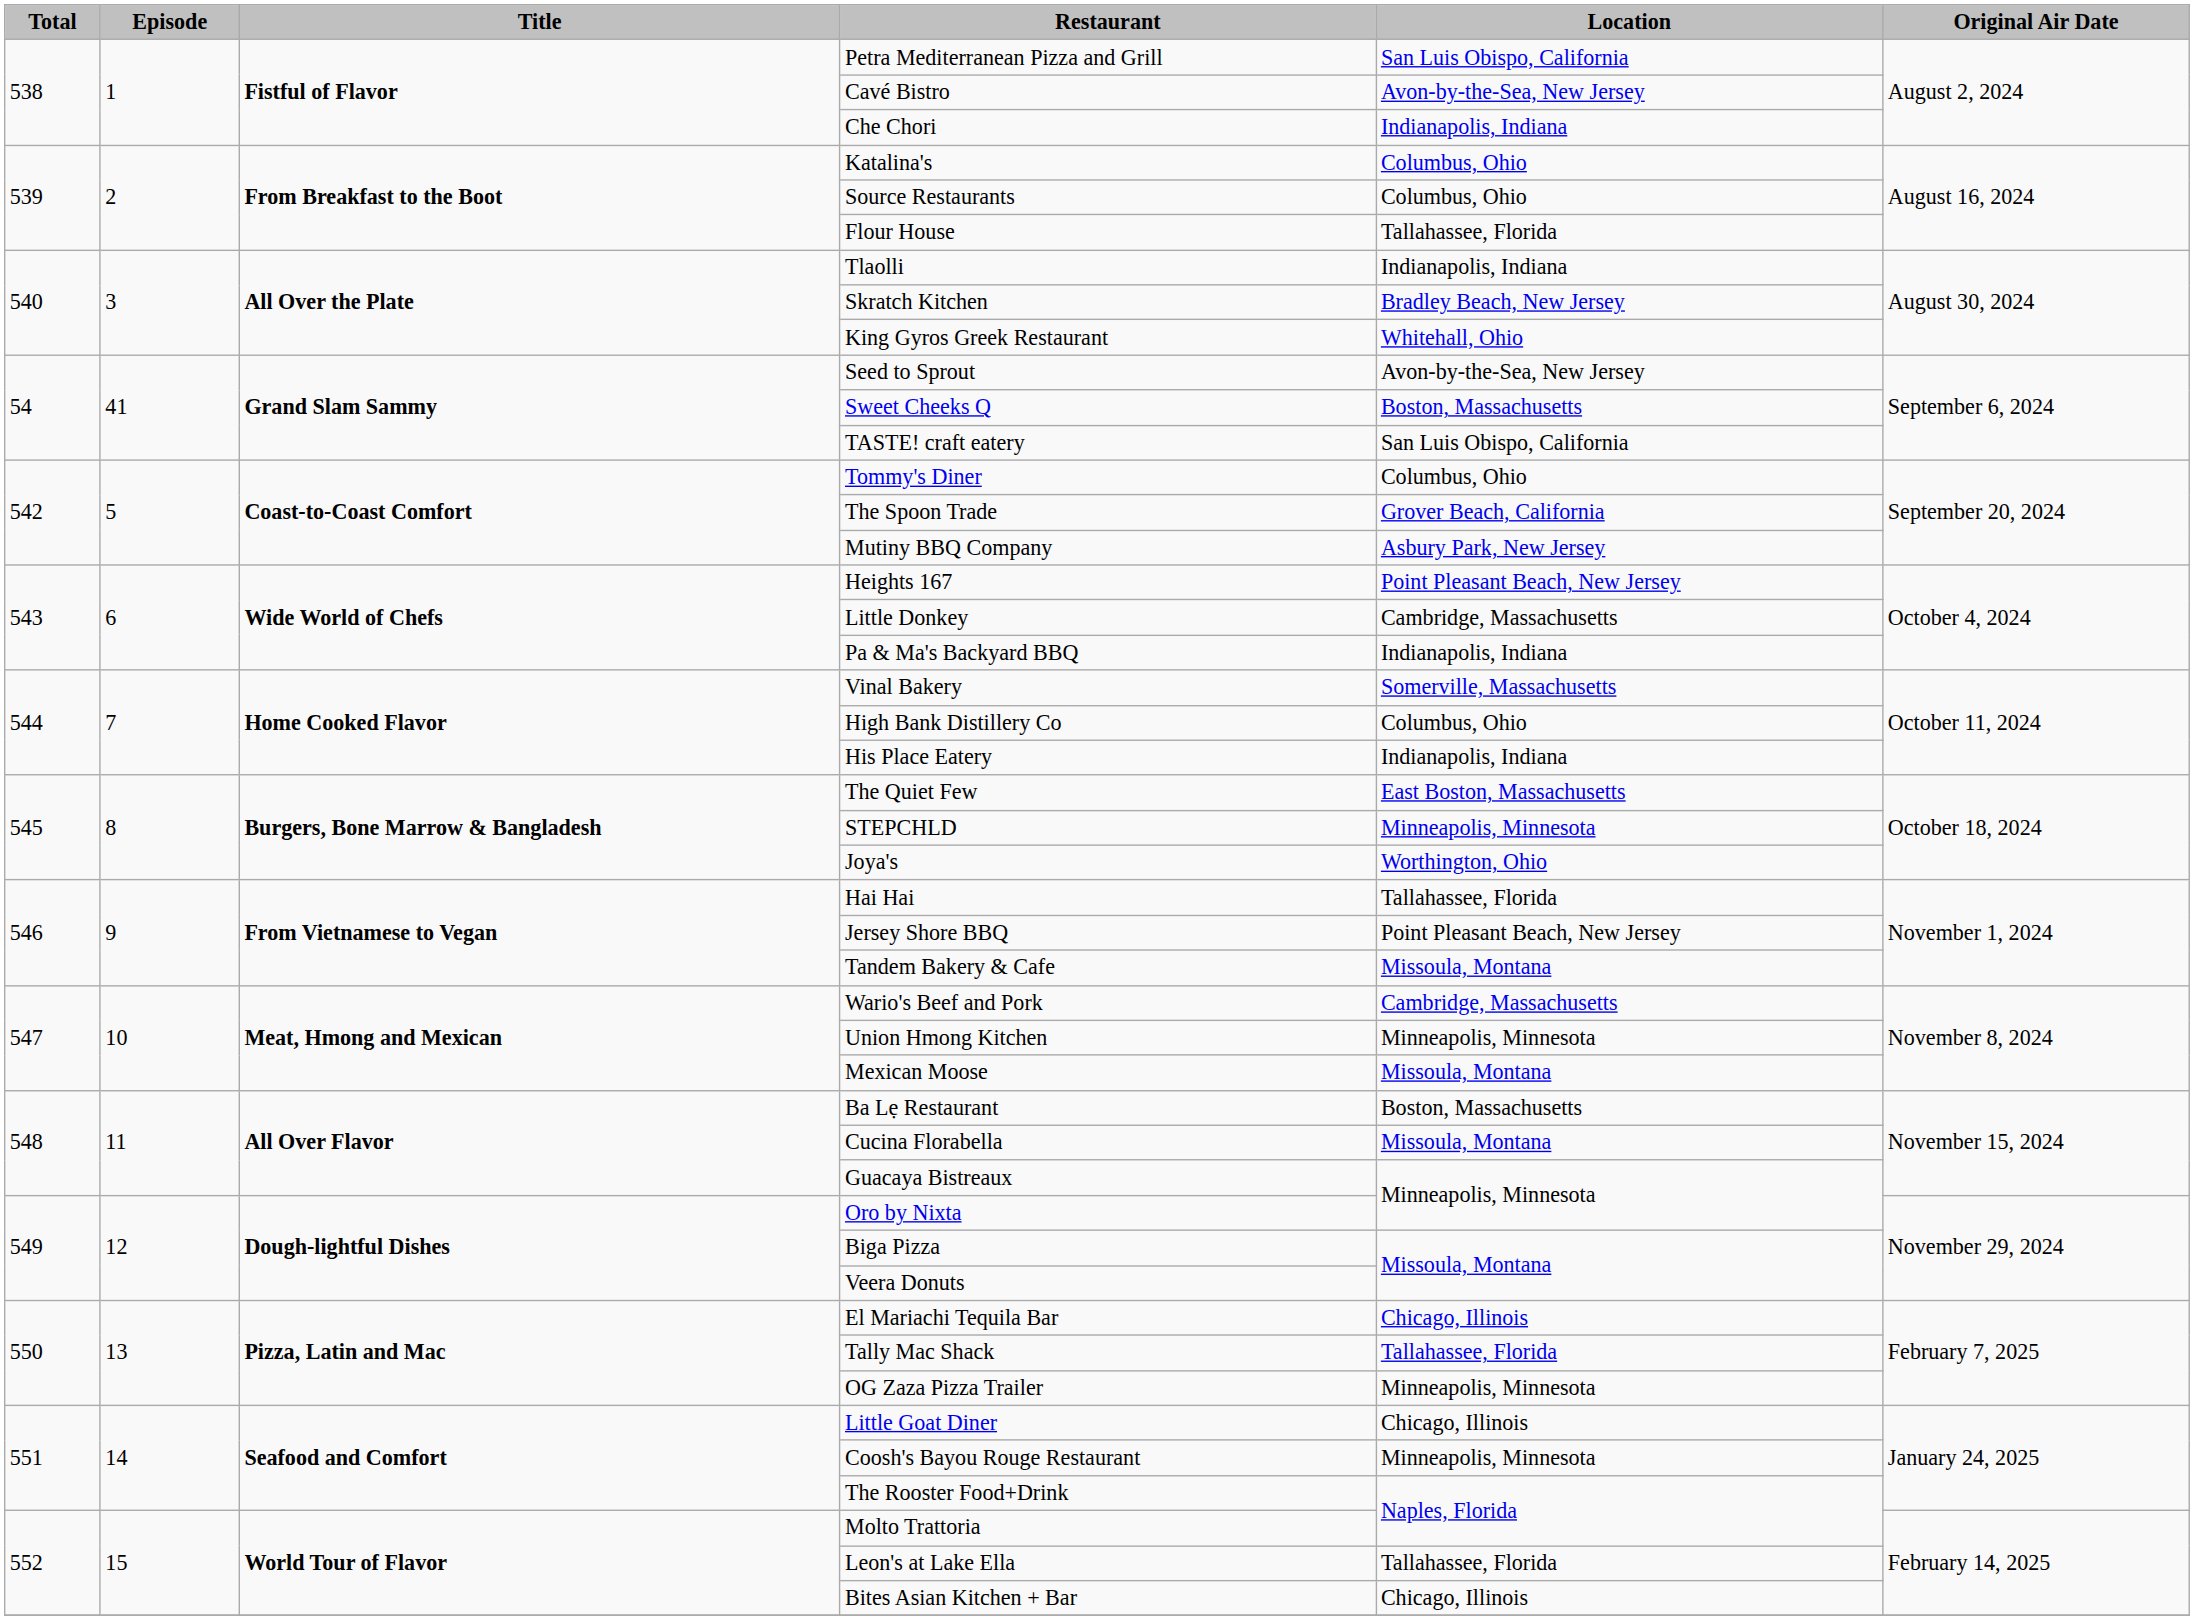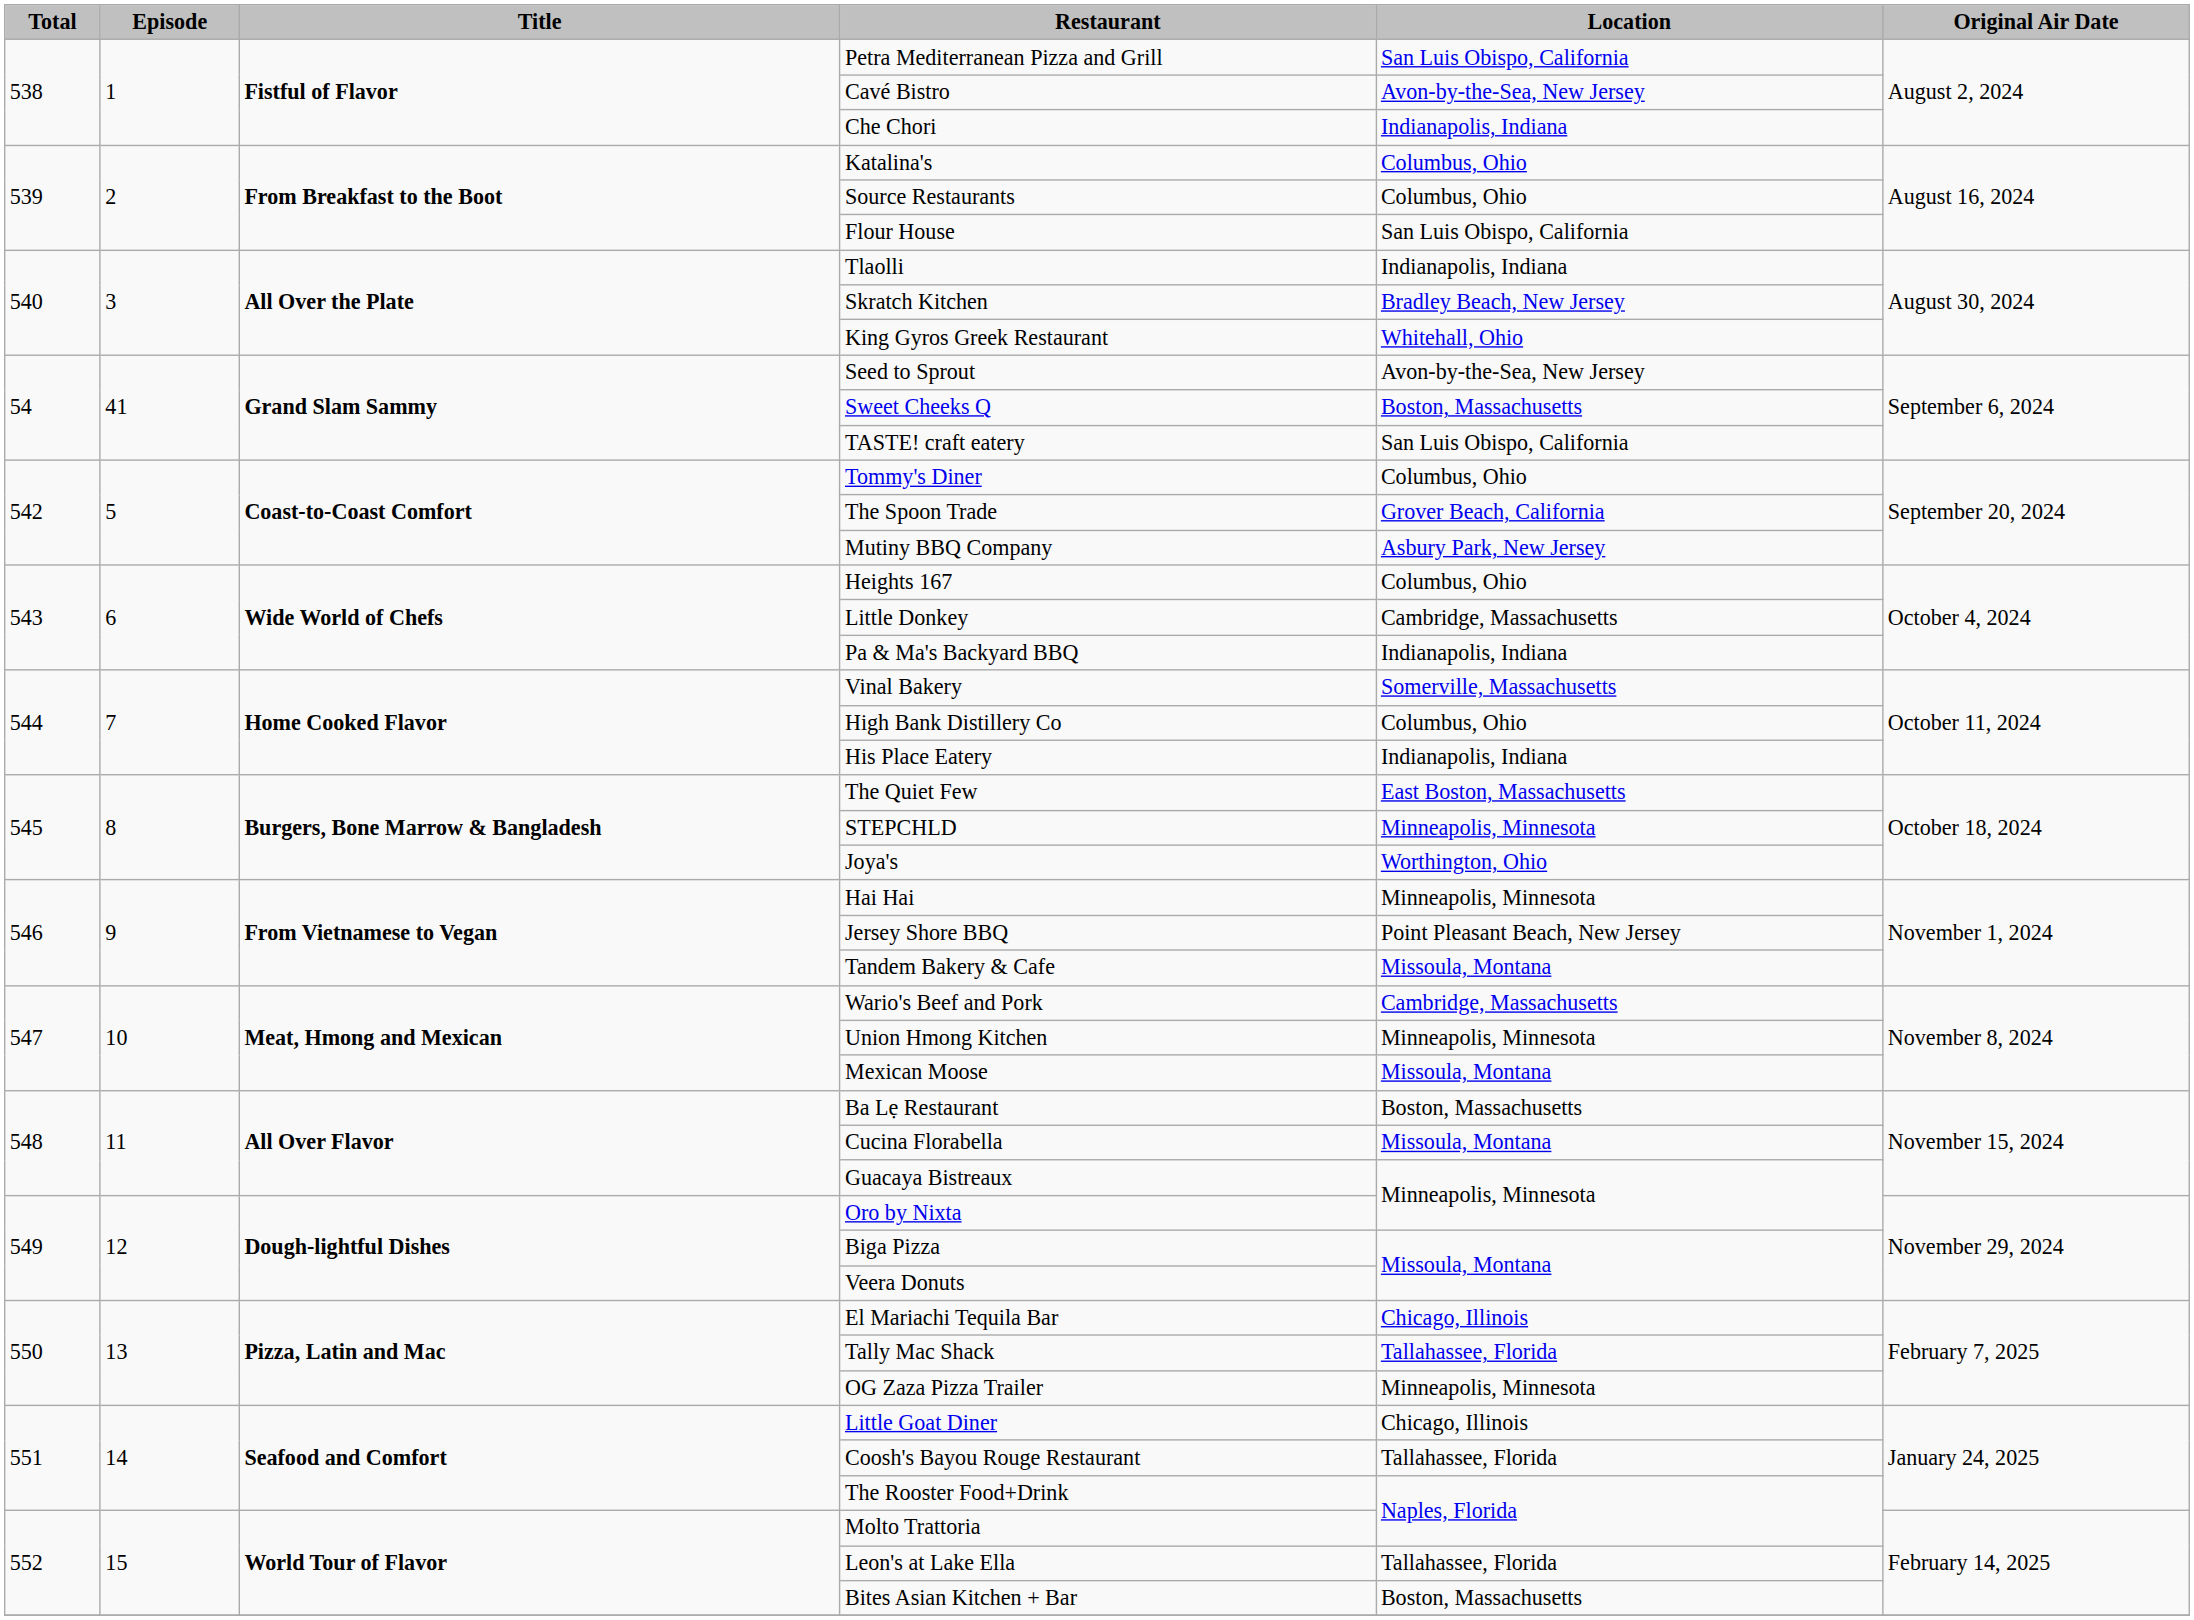(1469, 232) Tallahassee, Florida -> (1505, 232) San Luis Obispo, California
(1531, 582) Point Pleasant Beach, New Jersey -> (1454, 582) Columbus, Ohio
(1469, 897) Tallahassee, Florida -> (1488, 897) Minneapolis, Minnesota
(1488, 1457) Minneapolis, Minnesota -> (1469, 1457) Tallahassee, Florida
(1454, 1597) Chicago, Illinois -> (1481, 1597) Boston, Massachusetts
